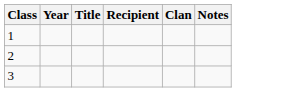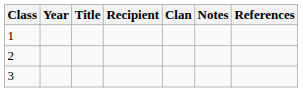+ column: (265, 14)
